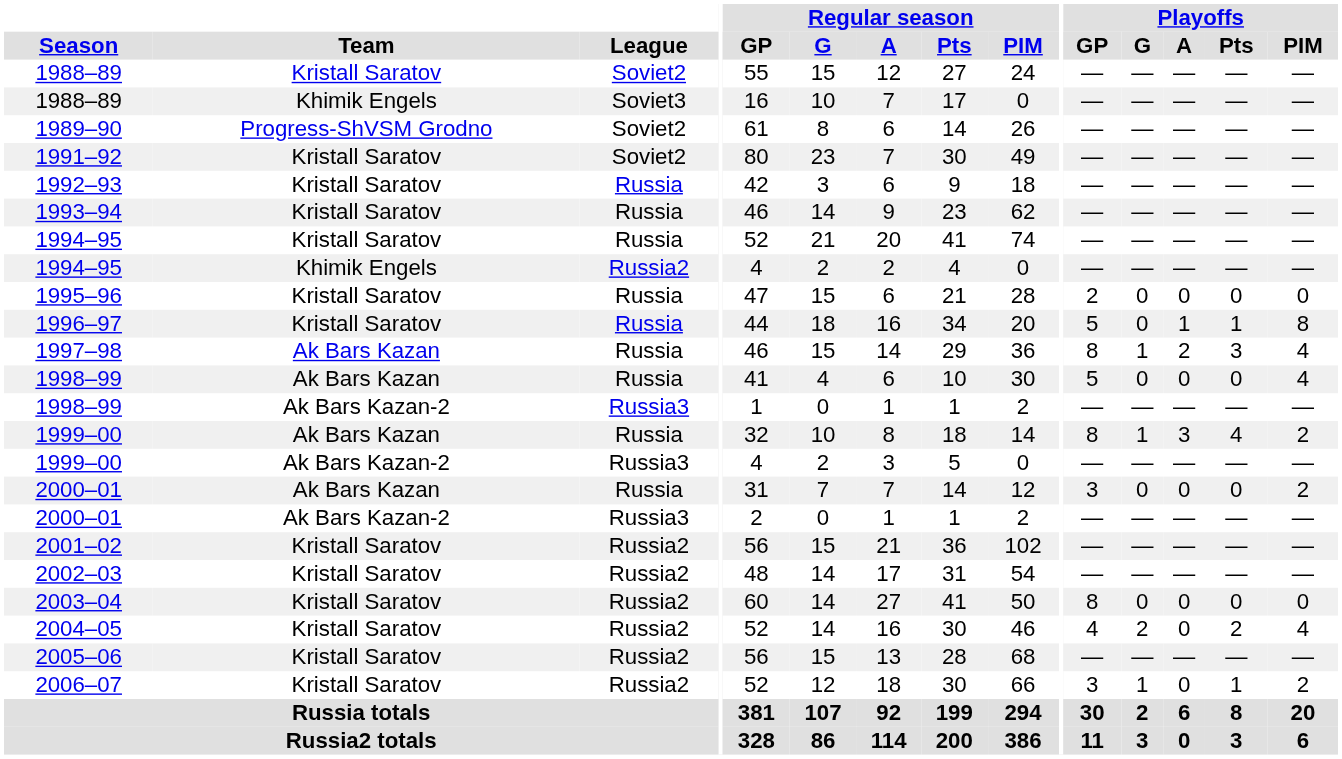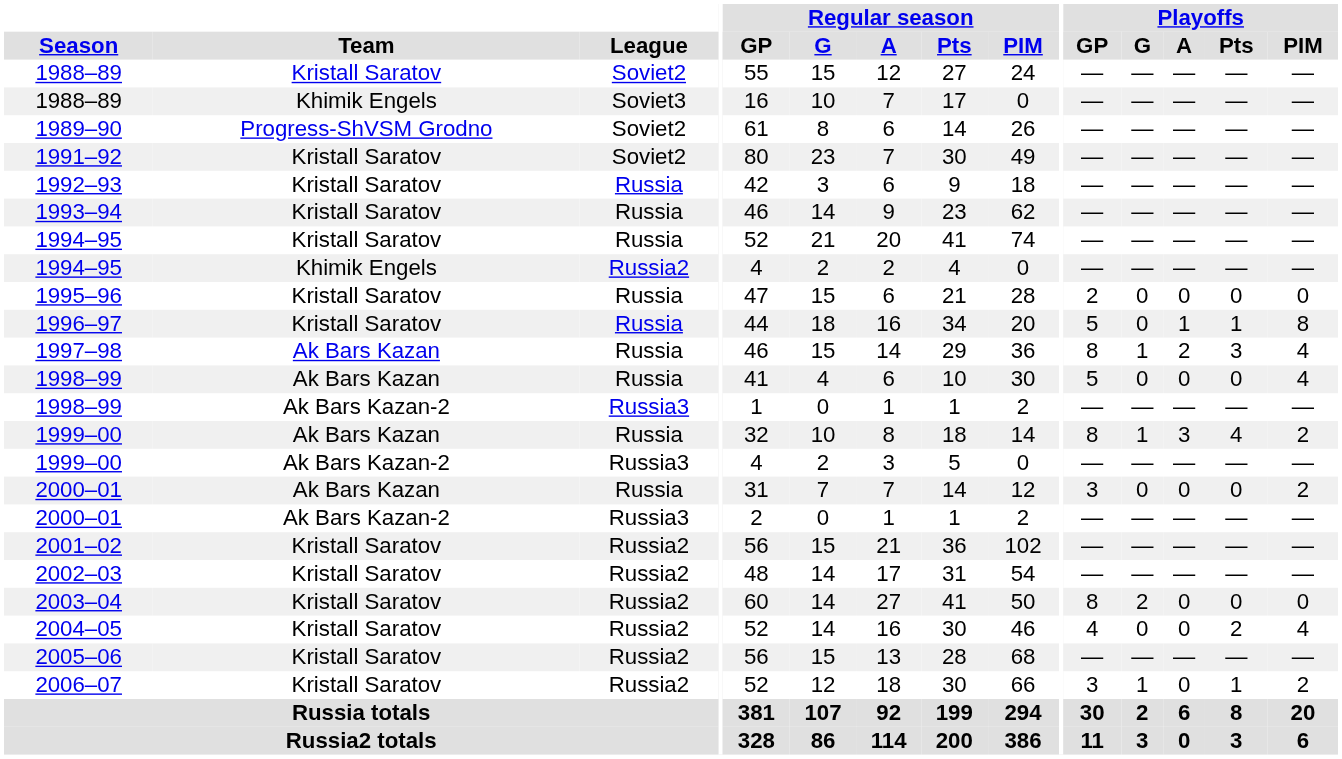(1142, 601) 0 -> (1142, 601) 2
(1142, 629) 2 -> (1142, 629) 0
